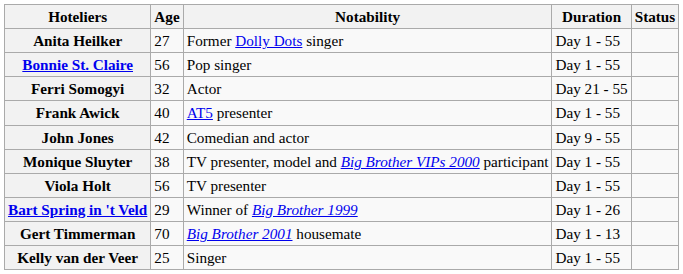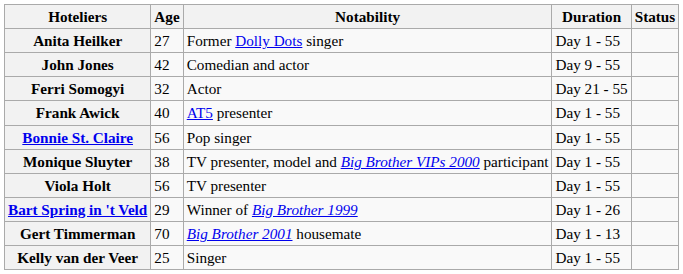rows swapped: (78, 65) <-> (78, 137)
